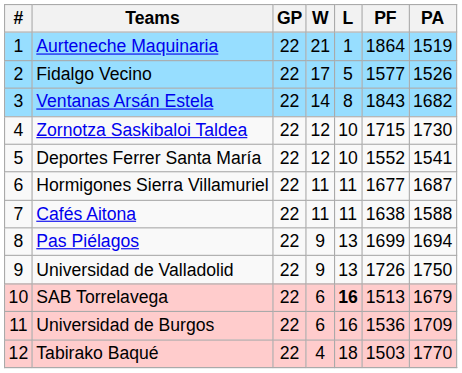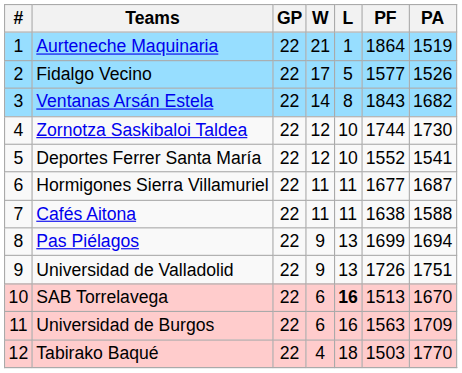(385, 130) 1715 -> (385, 130) 1744
(433, 269) 1750 -> (433, 269) 1751
(433, 297) 1679 -> (433, 297) 1670
(385, 325) 1536 -> (385, 325) 1563
